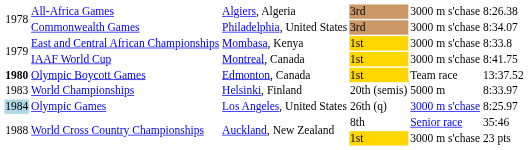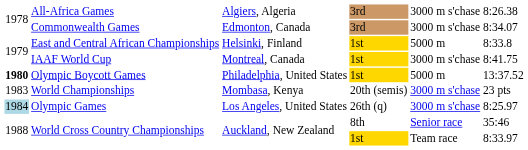(285, 27) Philadelphia, United States -> (266, 27) Edmonton, Canada
(263, 43) Mombasa, Kenya -> (262, 43) Helsinki, Finland
(445, 43) 3000 m s'chase -> (428, 43) 5000 m
(266, 75) Edmonton, Canada -> (285, 75) Philadelphia, United States
(434, 75) Team race -> (428, 75) 5000 m
(262, 90) Helsinki, Finland -> (263, 90) Mombasa, Kenya
(428, 90) 5000 m -> (445, 90) 3000 m s'chase
(500, 90) 8:33.97 -> (497, 90) 23 pts
(445, 138) 3000 m s'chase -> (434, 138) Team race
(497, 138) 23 pts -> (500, 138) 8:33.97
